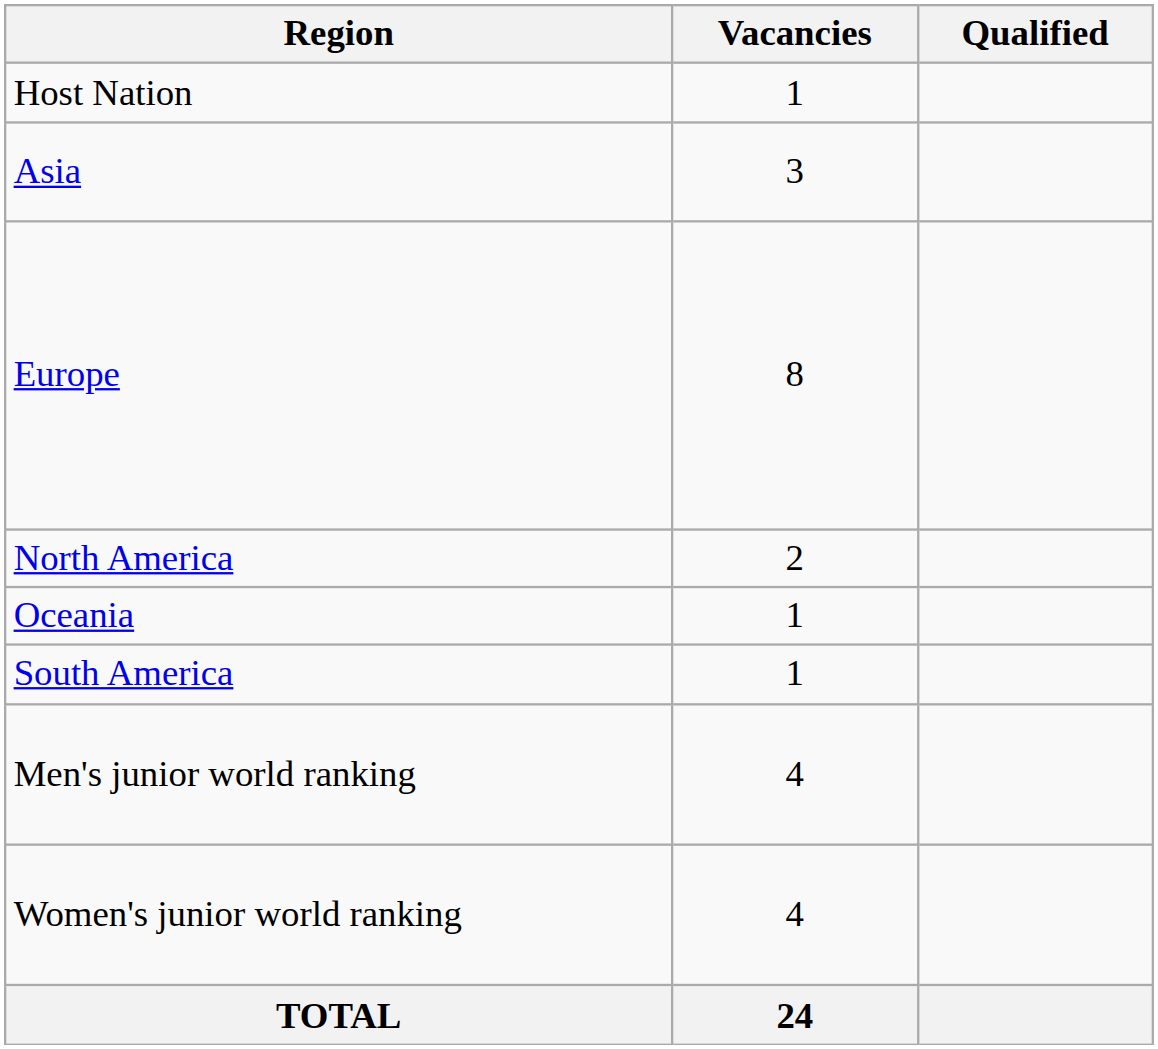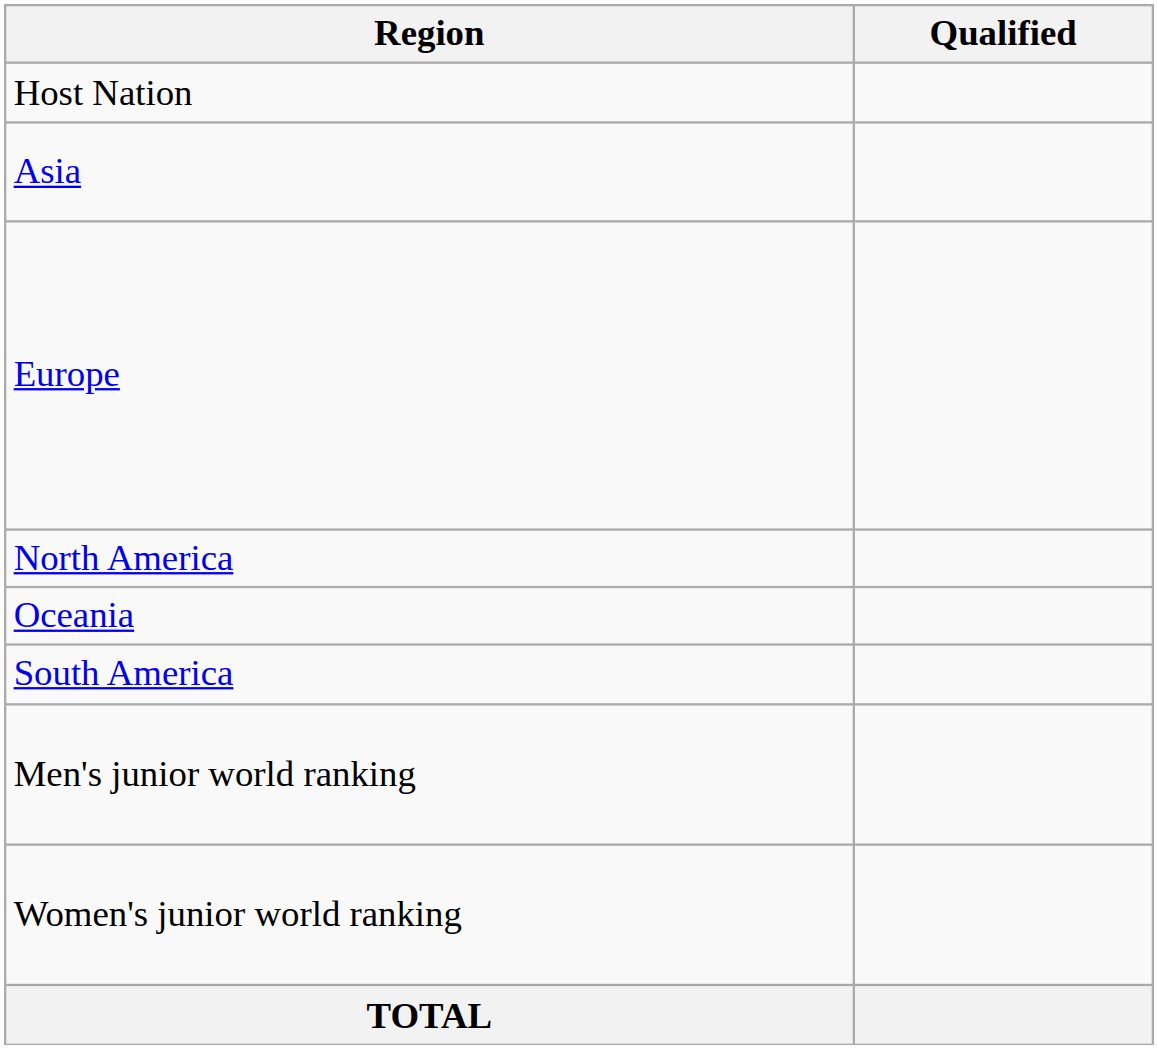- column: (795, 33)
